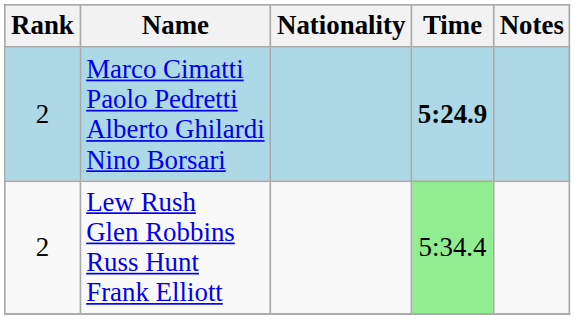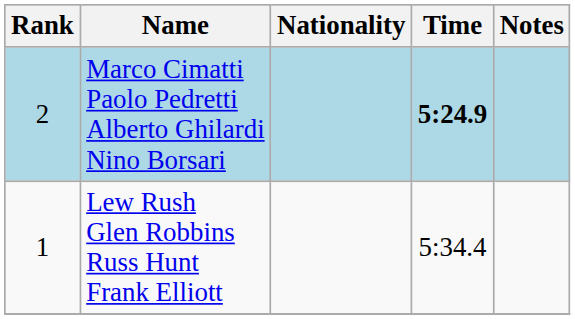(42, 247) 2 -> (42, 247) 1
(453, 247) lightgreen background -> (453, 247) no background
